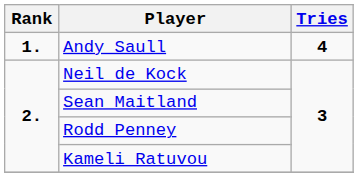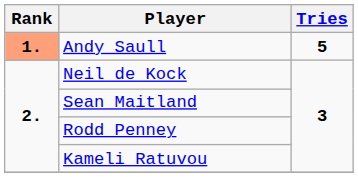(32, 47) no background -> (32, 47) lightsalmon background
(322, 47) 4 -> (322, 47) 5
